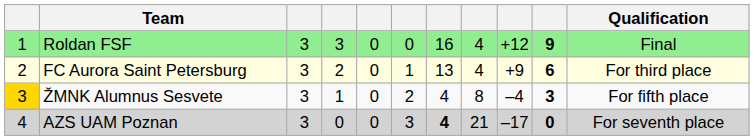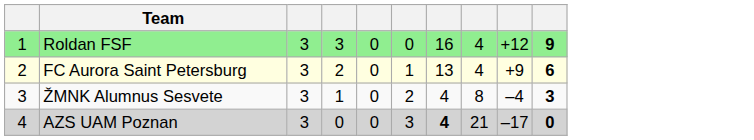- column: (658, 18)
(22, 97) gold background -> (22, 97) no background
